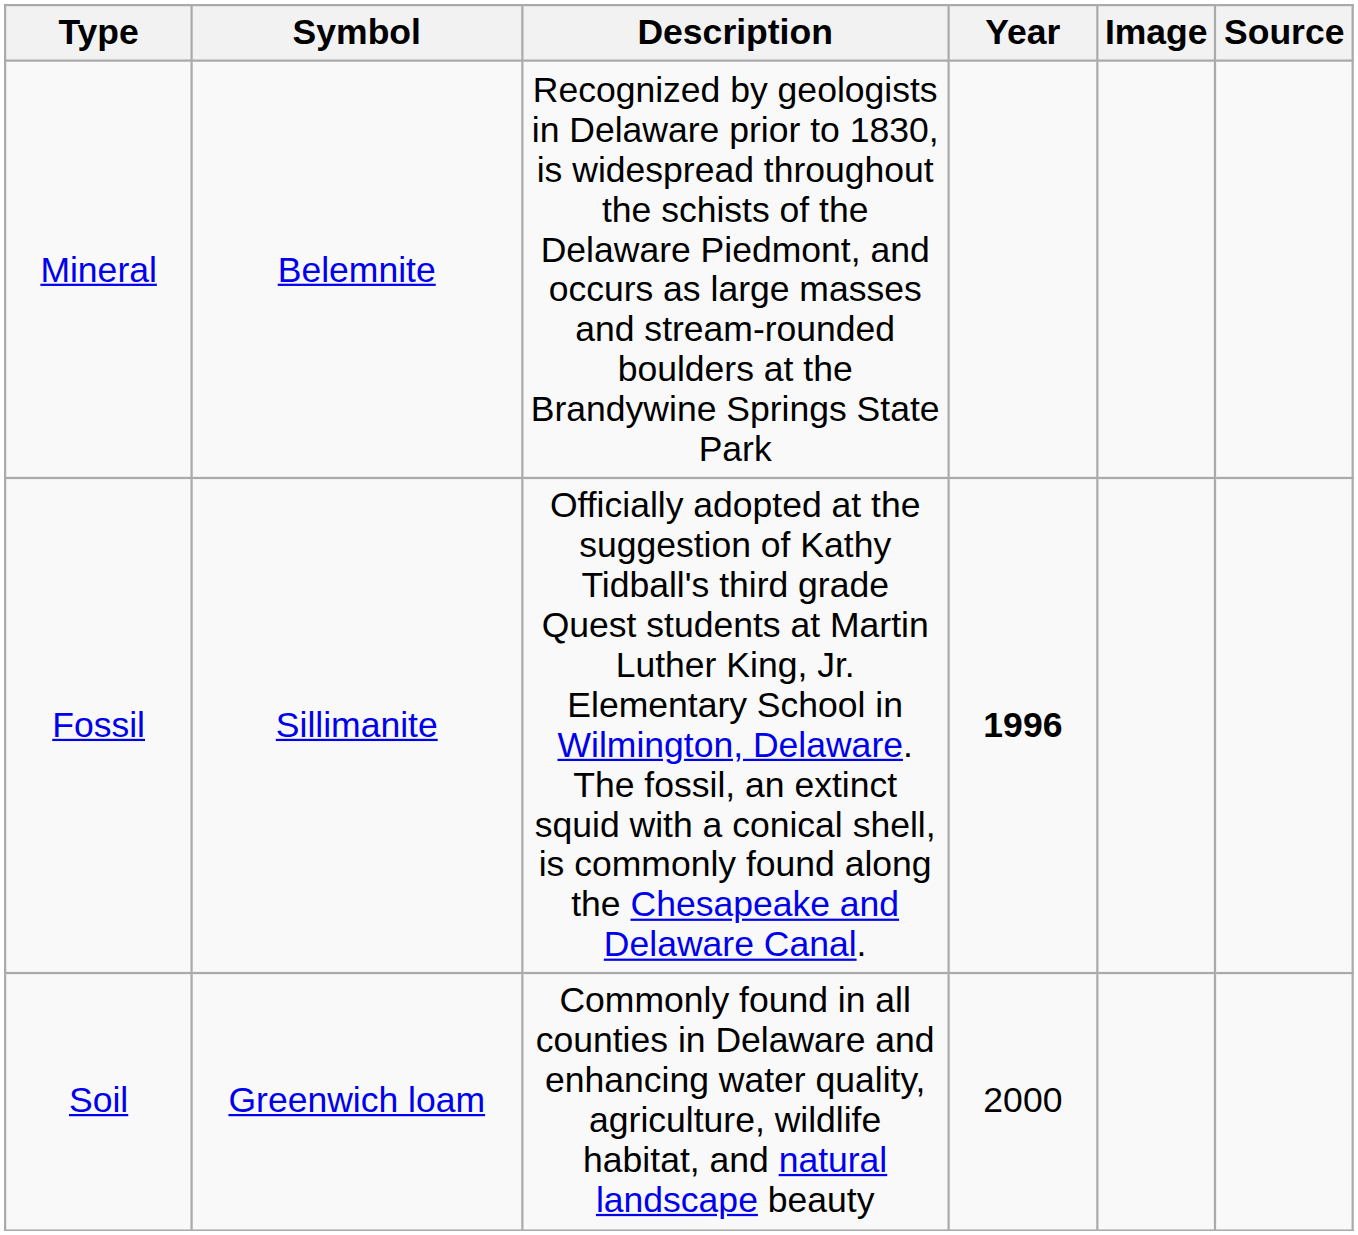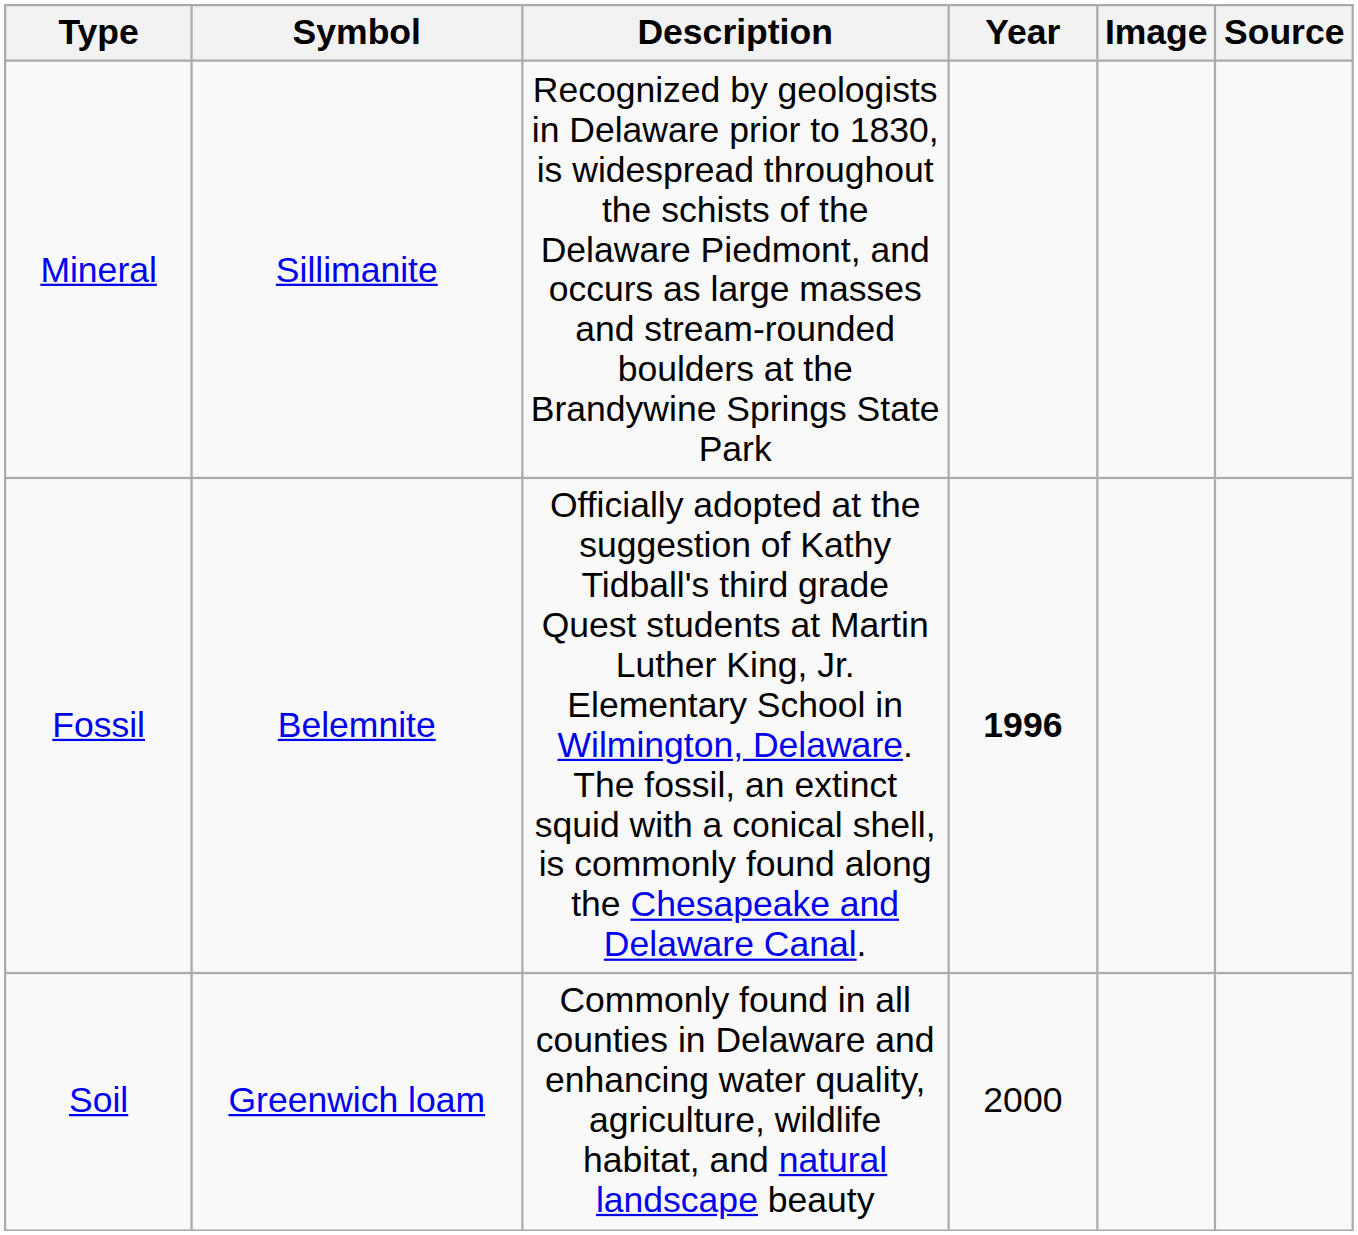(357, 268) Belemnite -> (357, 268) Sillimanite
(357, 724) Sillimanite -> (357, 724) Belemnite
